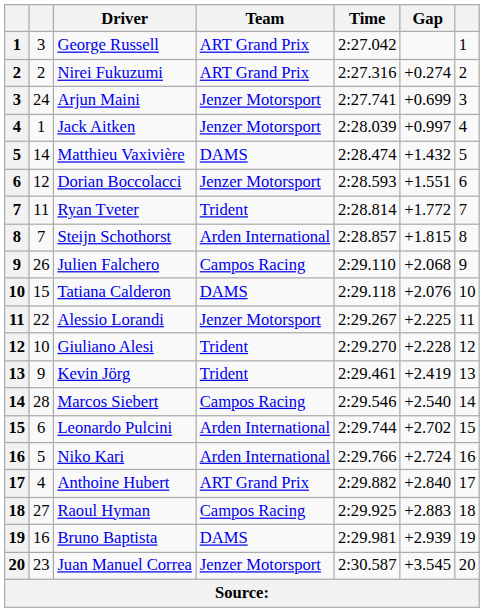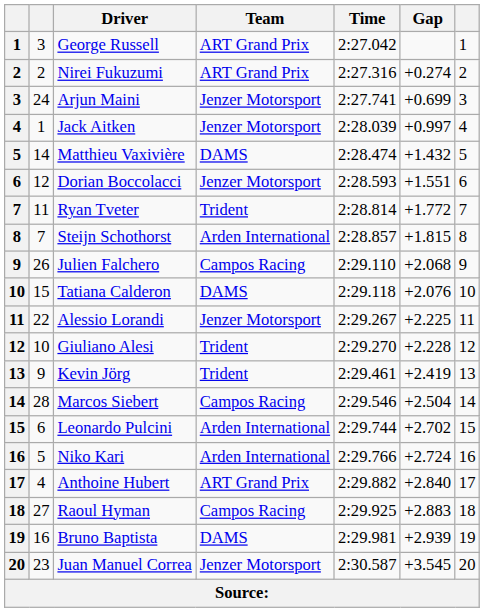(428, 401) +2.540 -> (428, 401) +2.504
